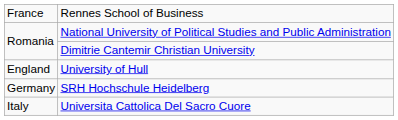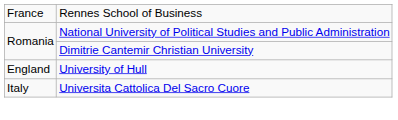- row: (135, 87)
